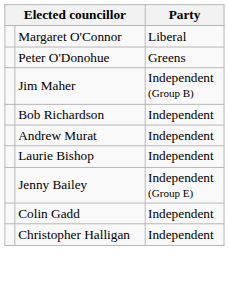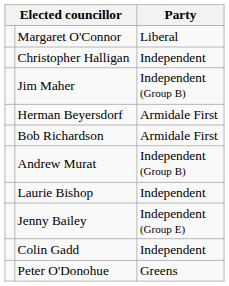rows swapped: (64, 57) <-> (74, 234)
+ row: (70, 114)
(181, 114) Independent -> (179, 135) Armidale First
(181, 135) Independent -> (173, 164) Independent (Group B)
